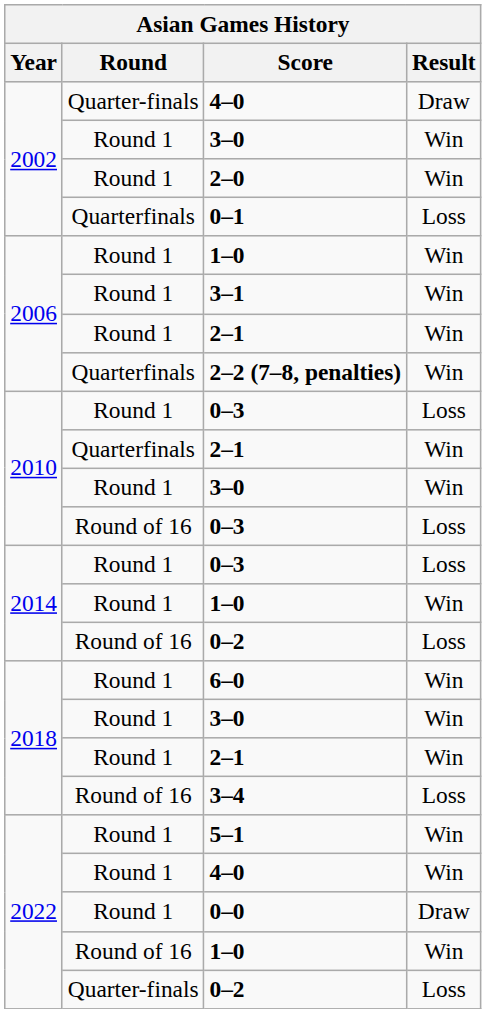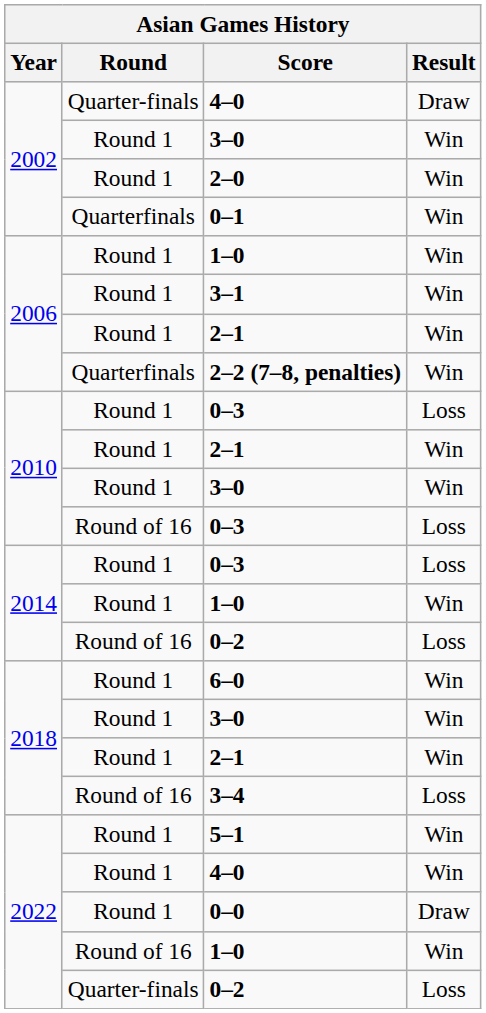(444, 216) Loss -> (444, 216) Win
(133, 448) Quarterfinals -> (133, 448) Round 1
